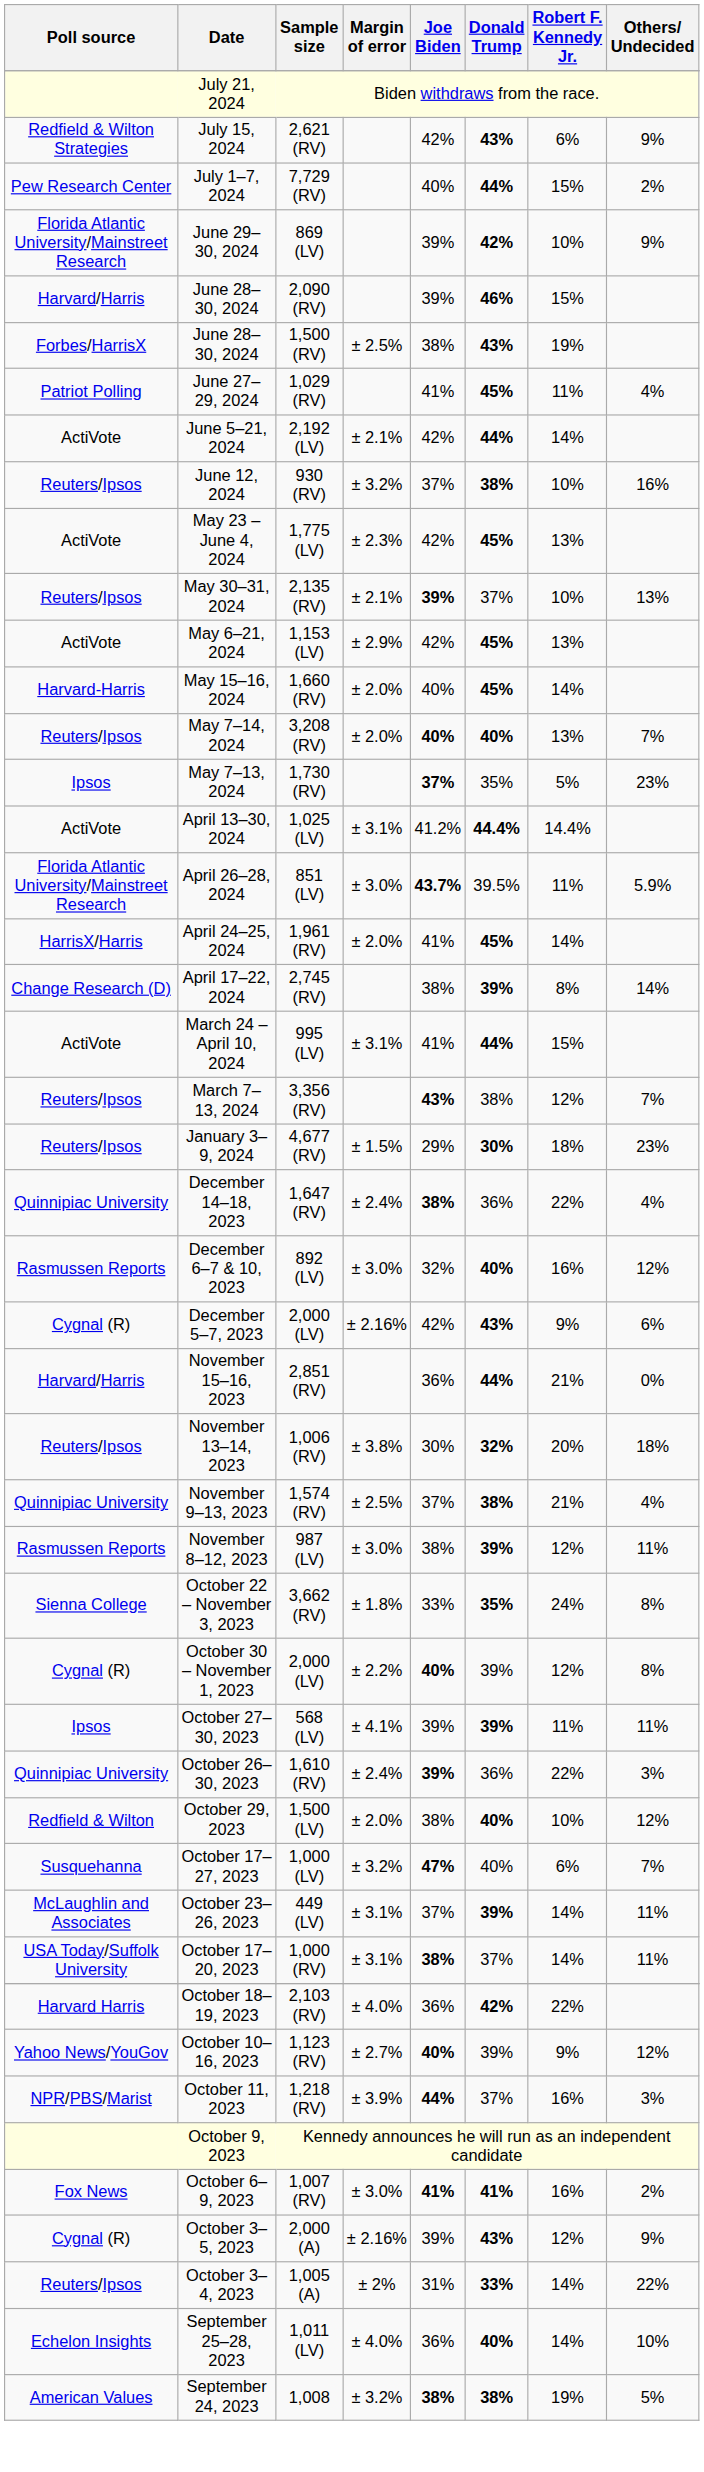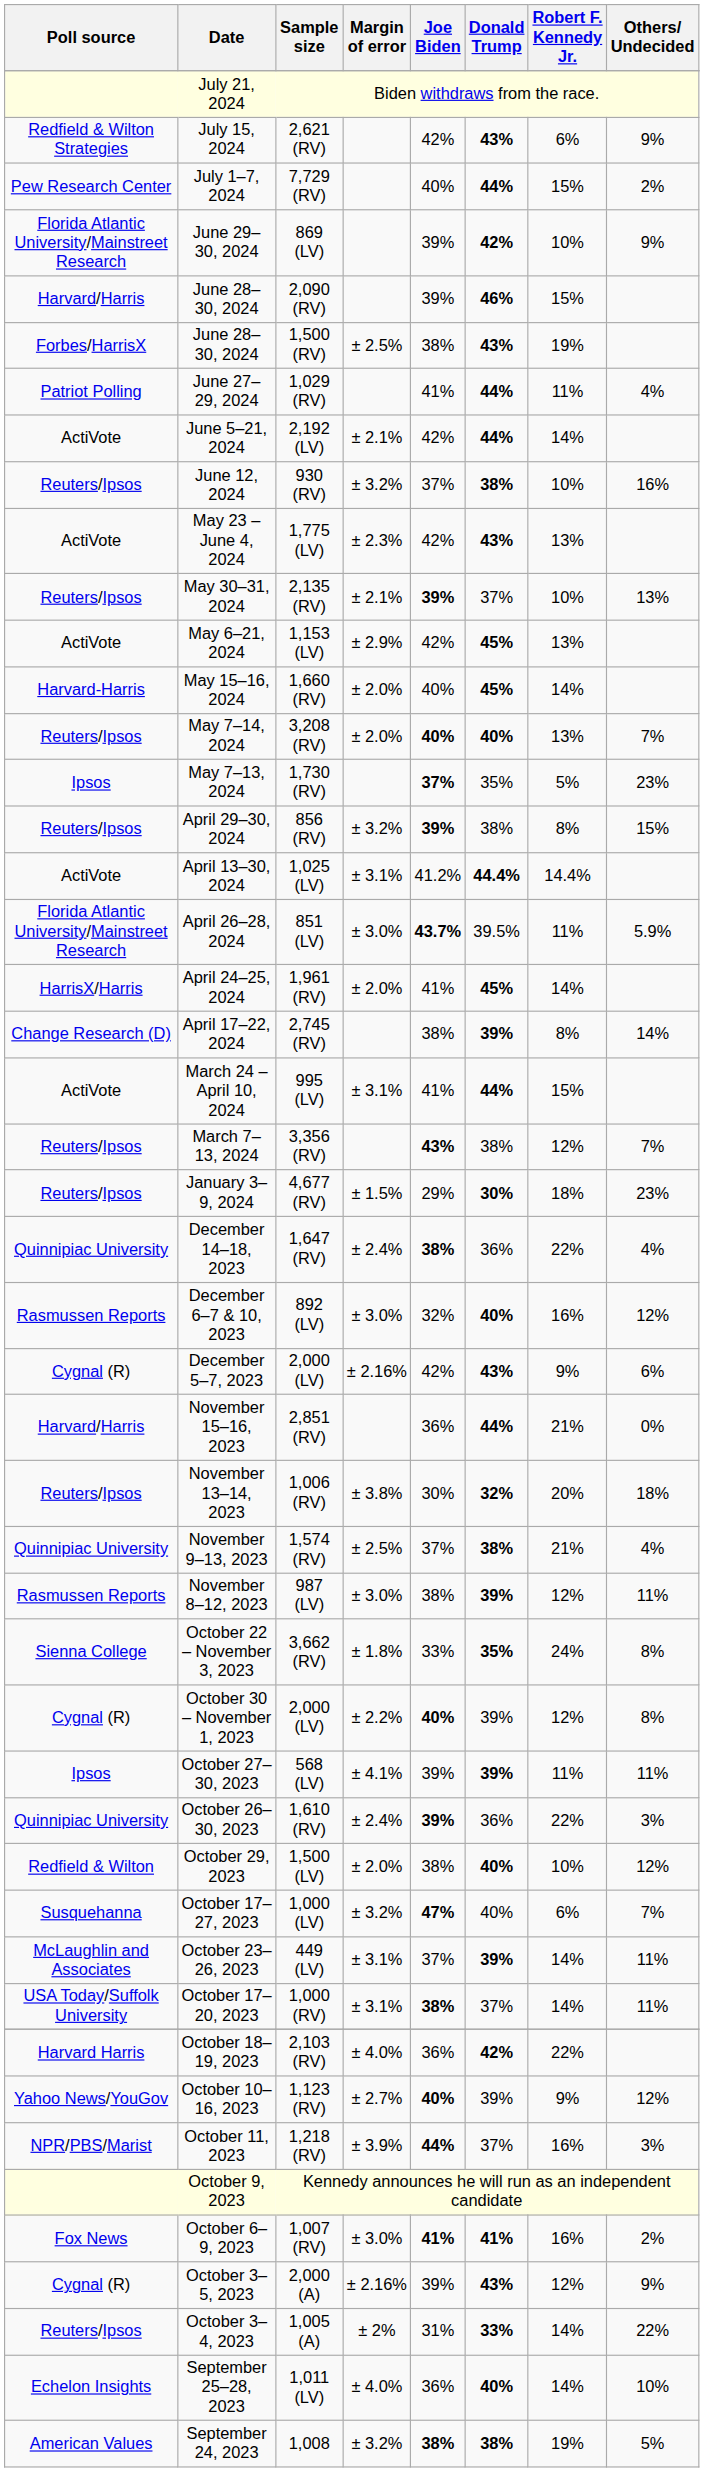(497, 392) 45% -> (497, 392) 44%
(497, 541) 45% -> (497, 541) 43%
+ row: (227, 829)
